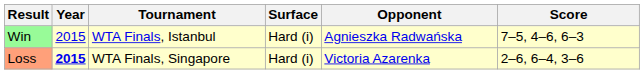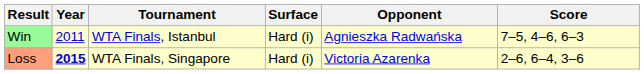(71, 36) 2015 -> (70, 36) 2011
